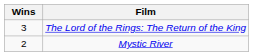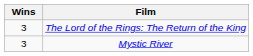(24, 43) 2 -> (24, 43) 3
